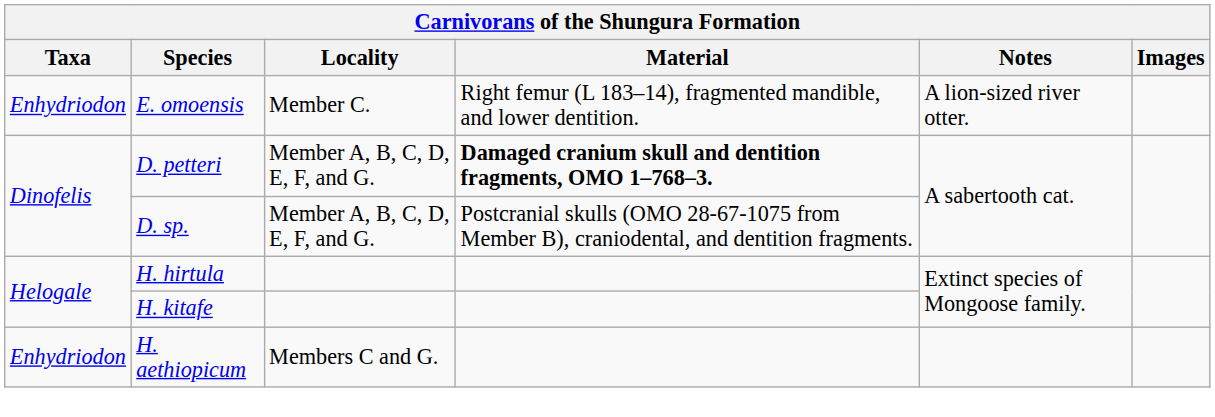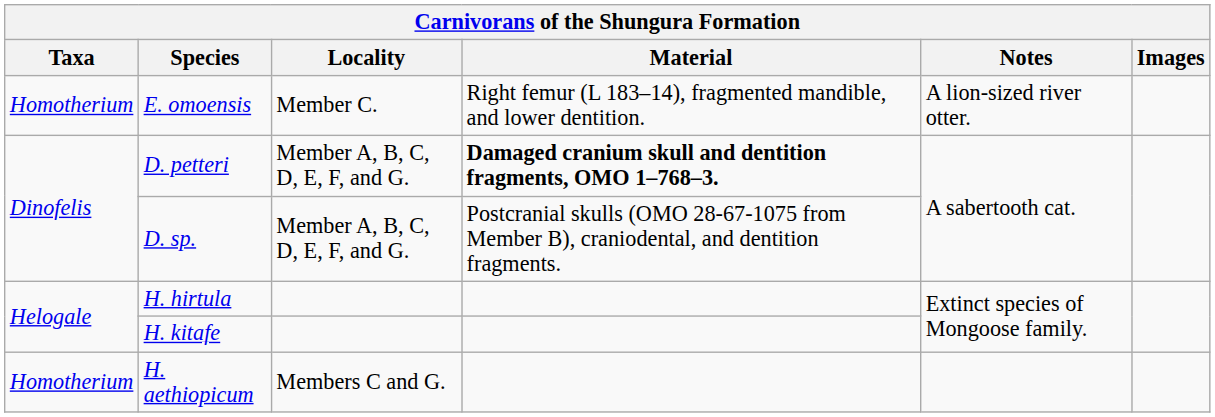(68, 105) Enhydriodon -> (72, 105) Homotherium
(68, 356) Enhydriodon -> (72, 381) Homotherium
